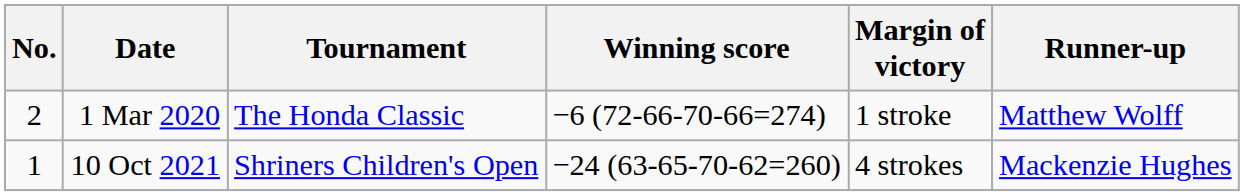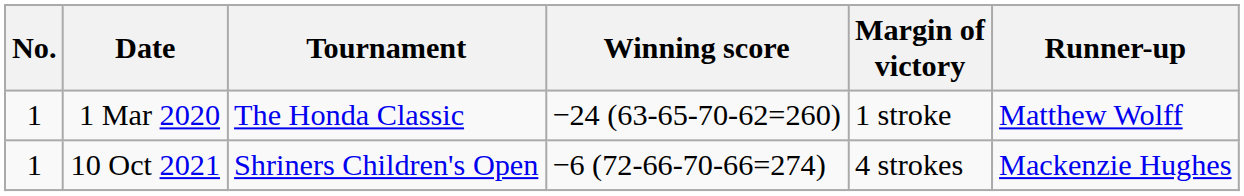(34, 115) 2 -> (34, 115) 1
(689, 115) −6 (72-66-70-66=274) -> (697, 115) −24 (63-65-70-62=260)
(697, 165) −24 (63-65-70-62=260) -> (689, 165) −6 (72-66-70-66=274)
